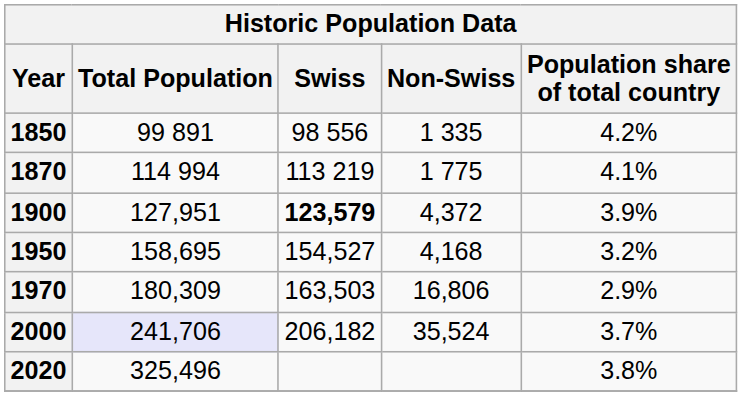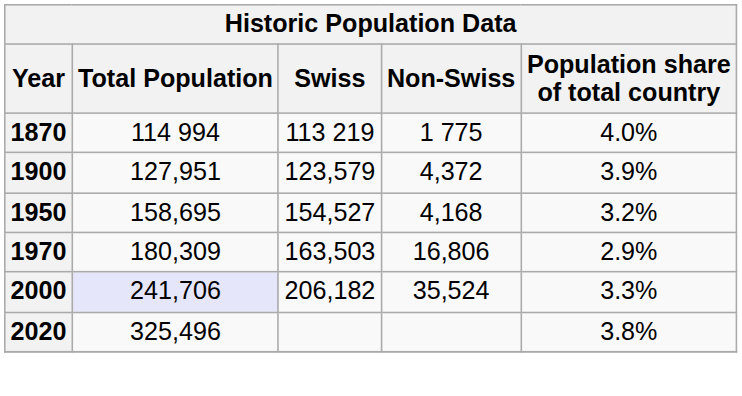- row: (39, 132)
(629, 172) 4.1% -> (629, 132) 4.0%
(330, 212) bold -> (330, 172) normal
(629, 331) 3.7% -> (629, 291) 3.3%
